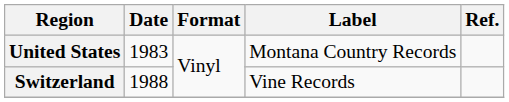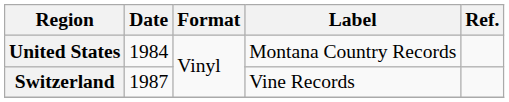(149, 50) 1983 -> (149, 50) 1984
(149, 81) 1988 -> (149, 81) 1987
